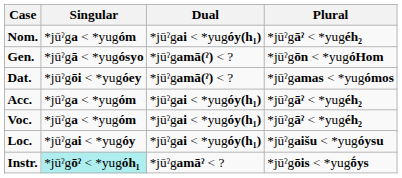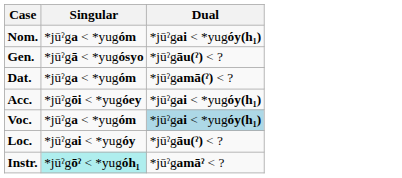- column: (331, 15)
(191, 57) *jūˀgamā(ˀ) < ? -> (186, 57) *jūˀgāu(ˀ) < ?
(93, 78) *jūˀgōi < *yugóey -> (90, 78) *jūˀga < *yugóm
(90, 99) *jūˀga < *yugóm -> (93, 99) *jūˀgōi < *yugóey
(205, 120) no background -> (205, 120) lightblue background
(205, 141) *jūˀgai < *yugóy(h₁) -> (186, 141) *jūˀgāu(ˀ) < ?
